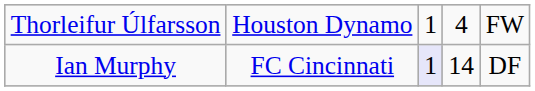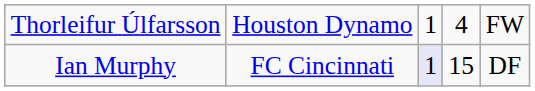(461, 65) 14 -> (461, 65) 15
